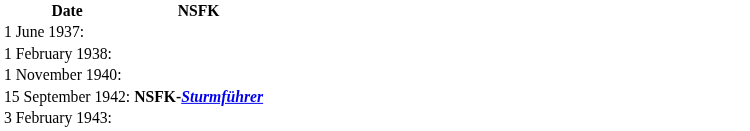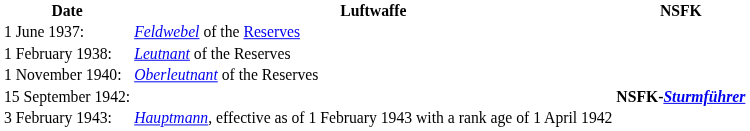+ column: (373, 10)
